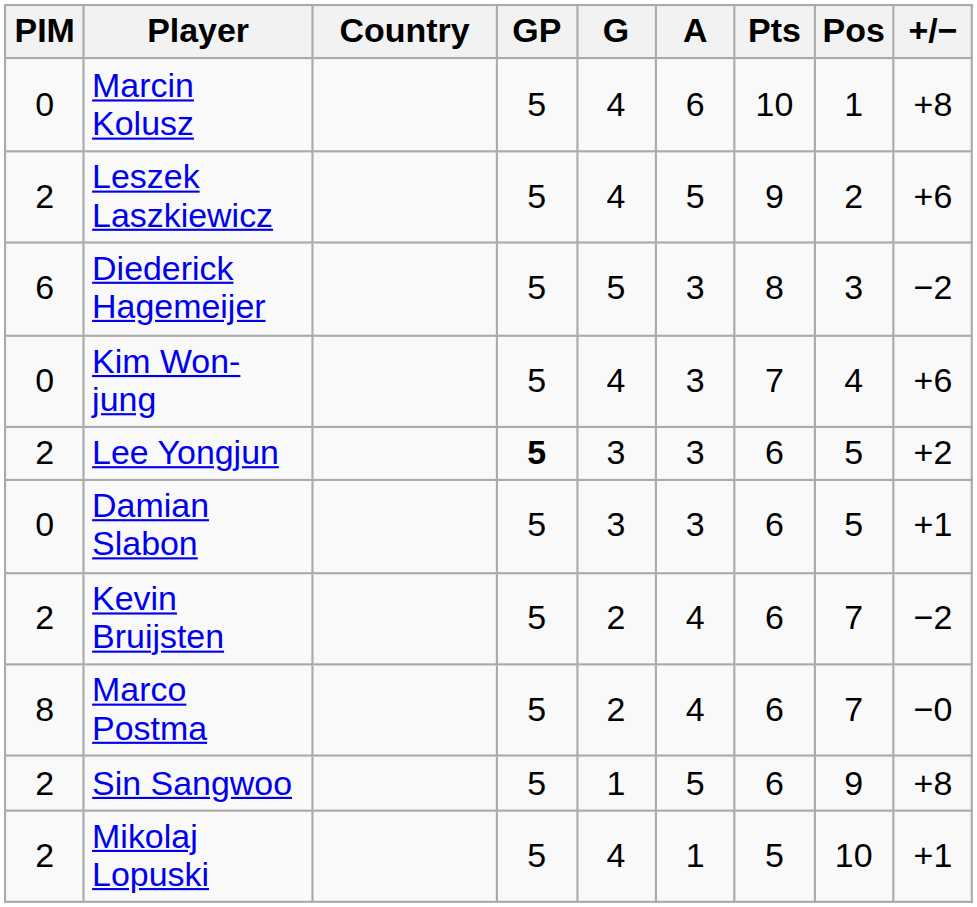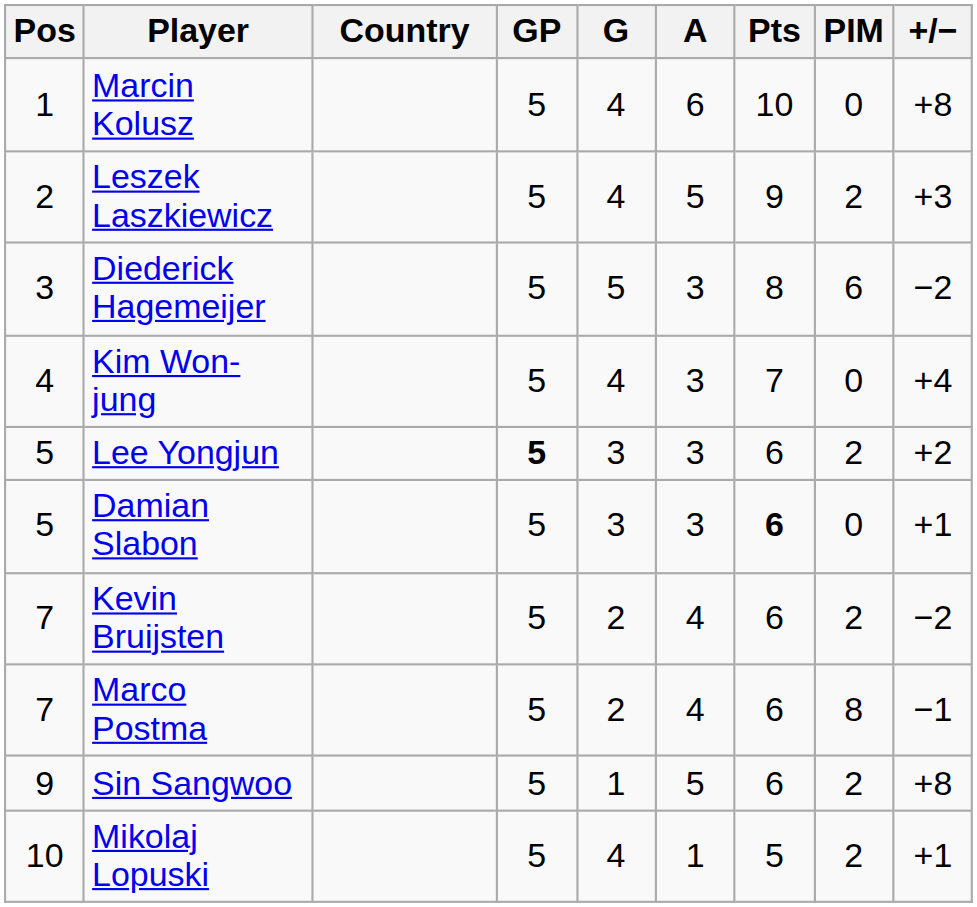columns swapped: (854, 31) <-> (45, 31)
(933, 196) +6 -> (933, 196) +3
(933, 380) +6 -> (933, 380) +4
(774, 525) normal -> (774, 525) bold
(933, 709) −0 -> (933, 709) −1
